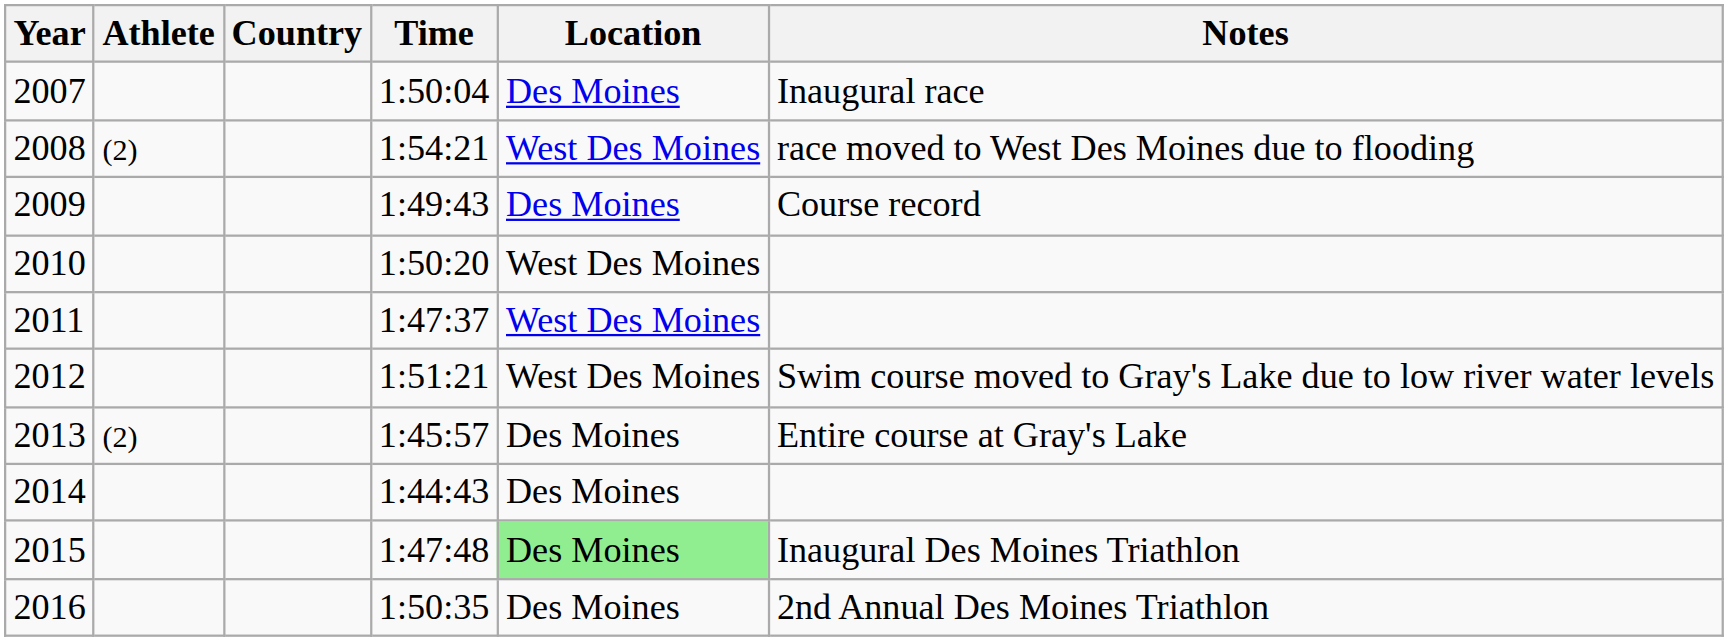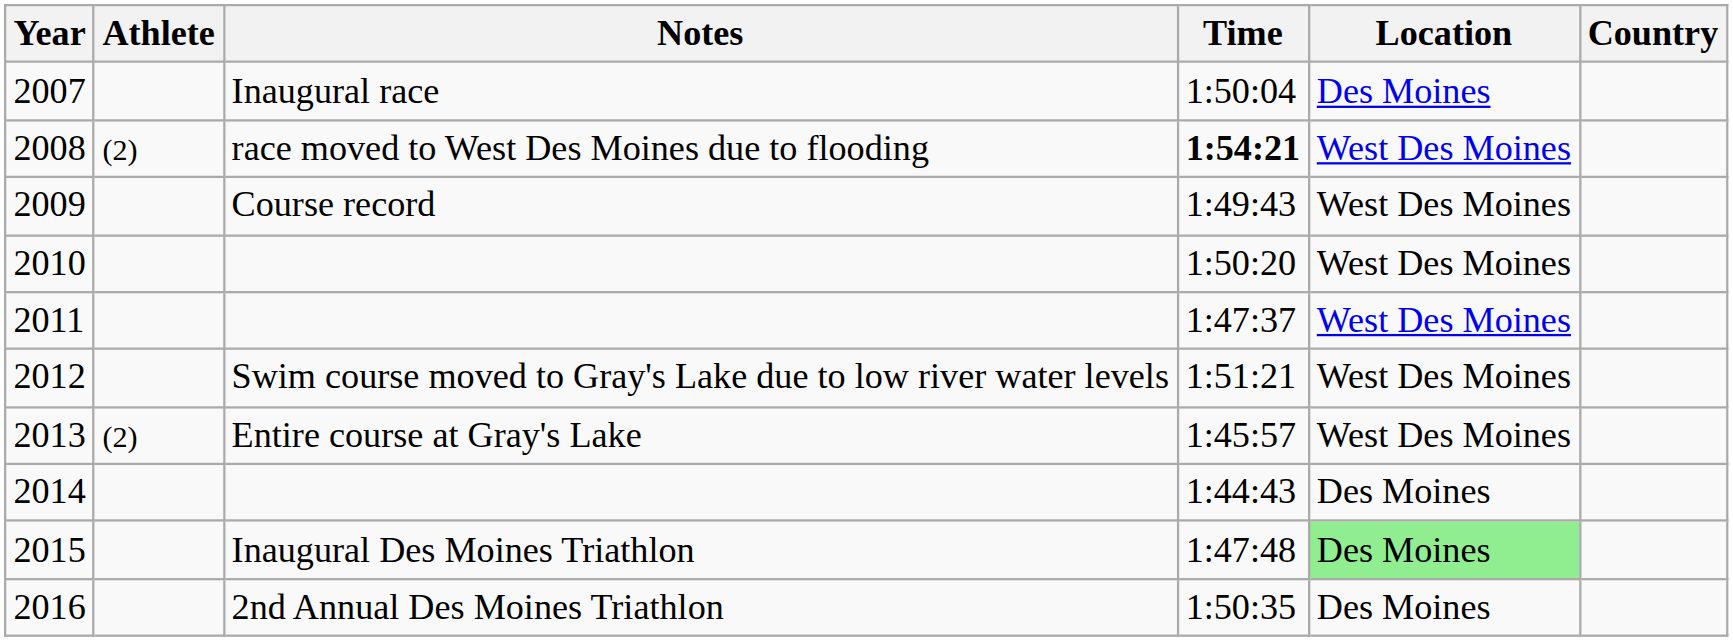columns swapped: (297, 33) <-> (1246, 33)
(434, 147) normal -> (1243, 147) bold
(593, 205) Des Moines -> (1444, 205) West Des Moines
(593, 434) Des Moines -> (1444, 434) West Des Moines
